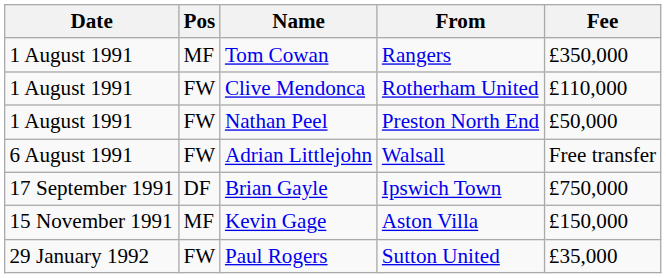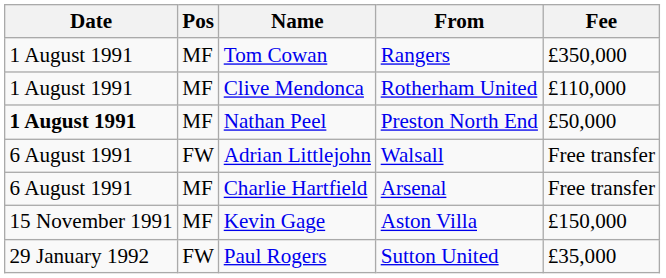(199, 88) FW -> (198, 88) MF
(71, 121) normal -> (73, 121) bold
(199, 121) FW -> (198, 121) MF
+ row: (296, 188)
- row: (276, 188)
